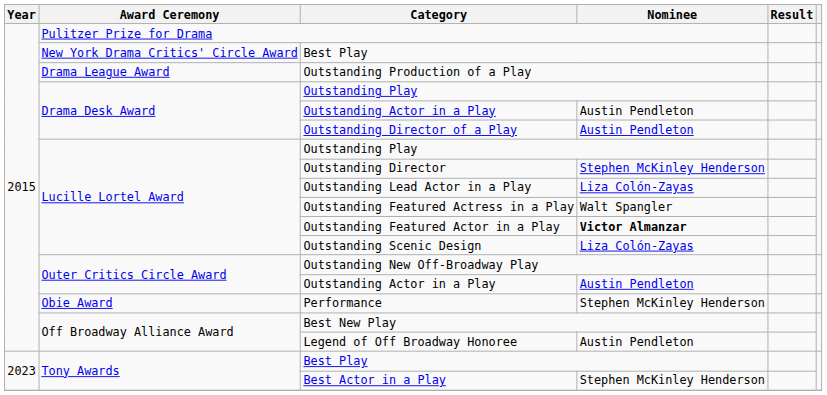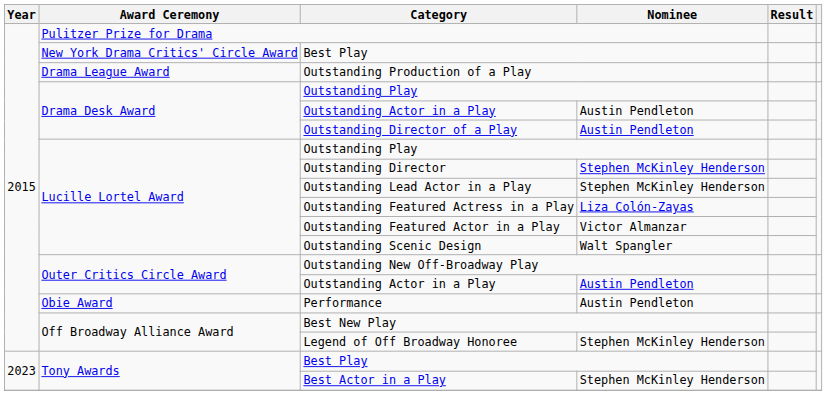(637, 188) Liza Colón-Zayas -> (672, 188) Stephen McKinley Henderson
(626, 207) Walt Spangler -> (637, 207) Liza Colón-Zayas
(633, 226) bold -> (633, 226) normal
(637, 245) Liza Colón-Zayas -> (626, 245) Walt Spangler
(672, 303) Stephen McKinley Henderson -> (637, 303) Austin Pendleton
(637, 342) Austin Pendleton -> (672, 342) Stephen McKinley Henderson
